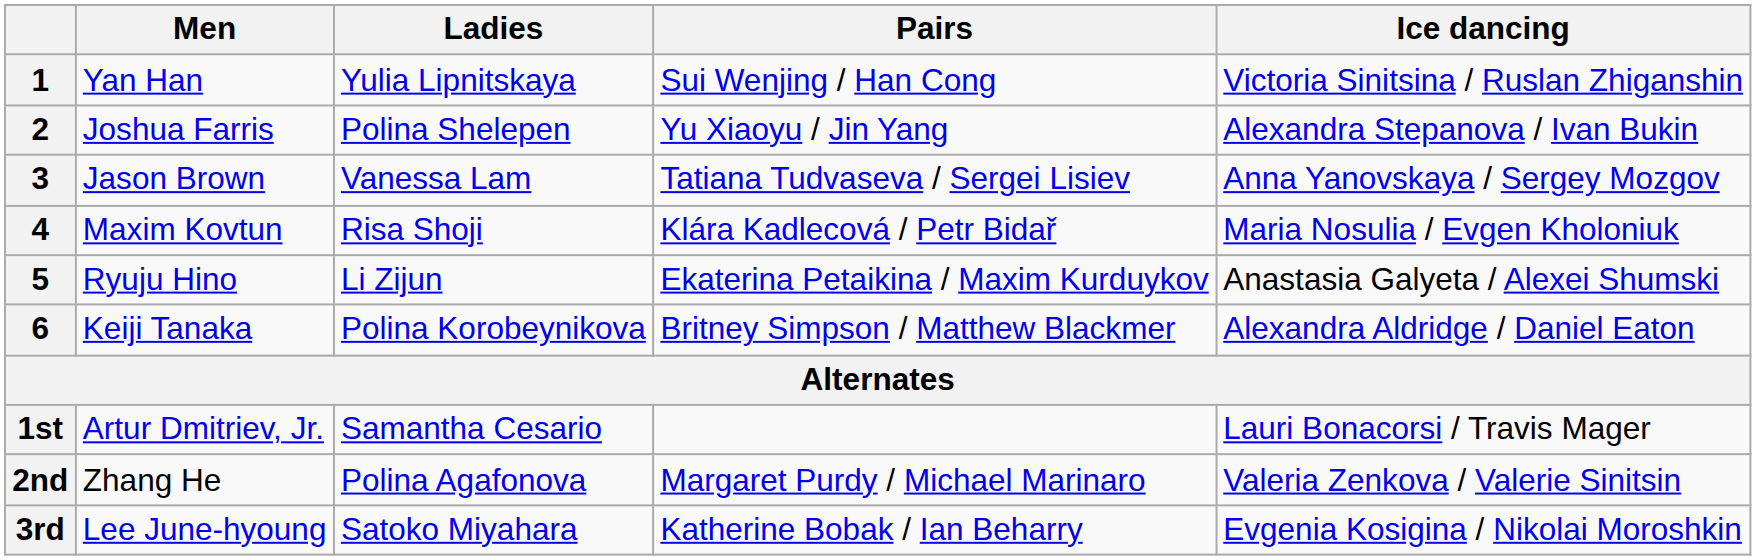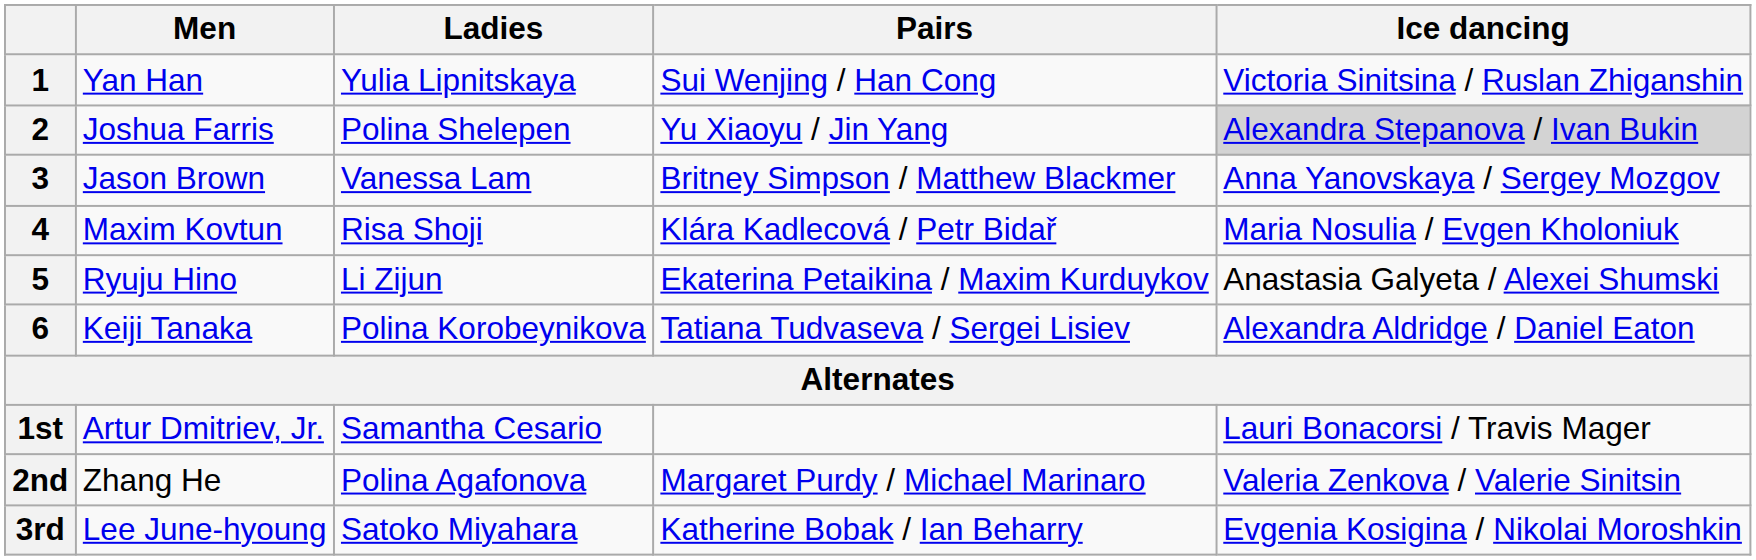(1461, 129) no background -> (1461, 129) lightgrey background
(895, 179) Tatiana Tudvaseva / Sergei Lisiev -> (918, 179) Britney Simpson / Matthew Blackmer
(918, 329) Britney Simpson / Matthew Blackmer -> (895, 329) Tatiana Tudvaseva / Sergei Lisiev
